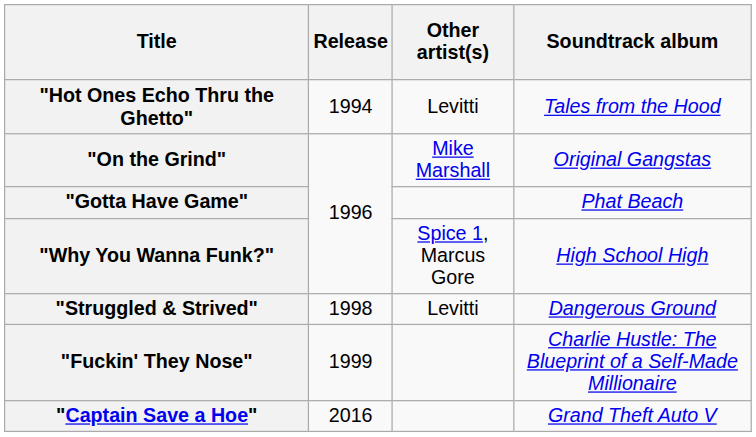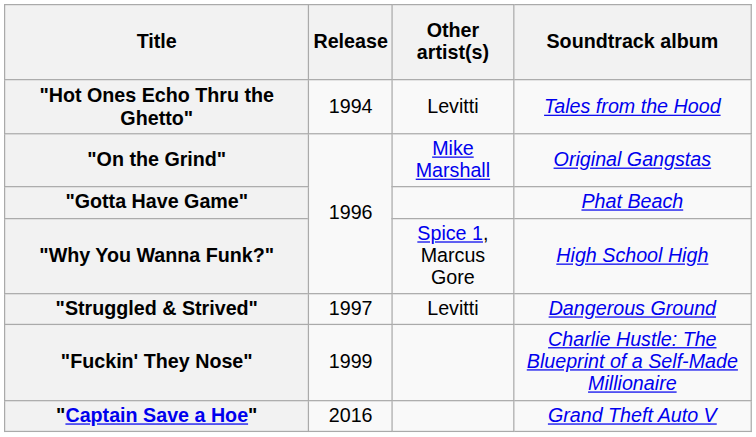(351, 309) 1998 -> (351, 309) 1997
